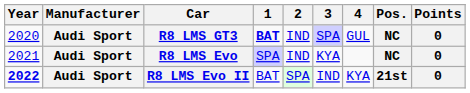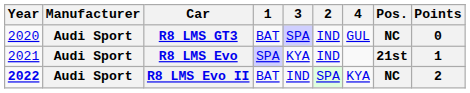columns swapped: (298, 15) <-> (328, 15)
(268, 36) bold -> (268, 36) normal
(392, 56) NC -> (392, 56) 21st
(438, 56) 0 -> (438, 56) 1
(392, 77) 21st -> (392, 77) NC
(438, 77) 0 -> (438, 77) 2
